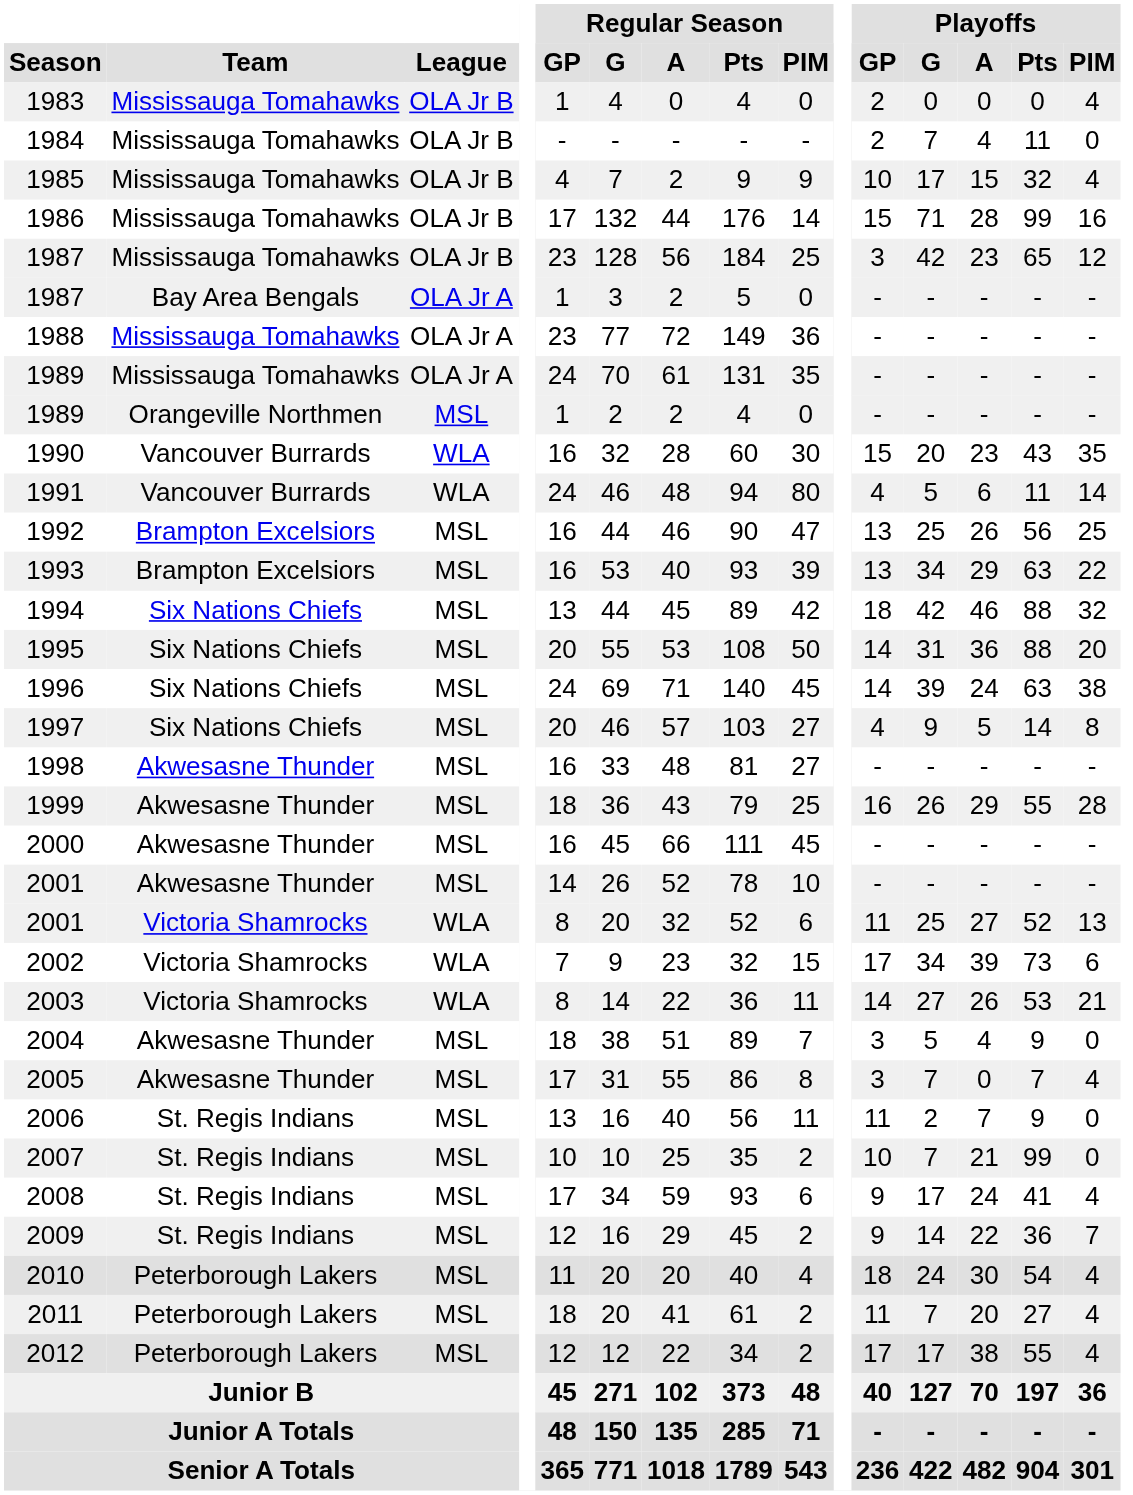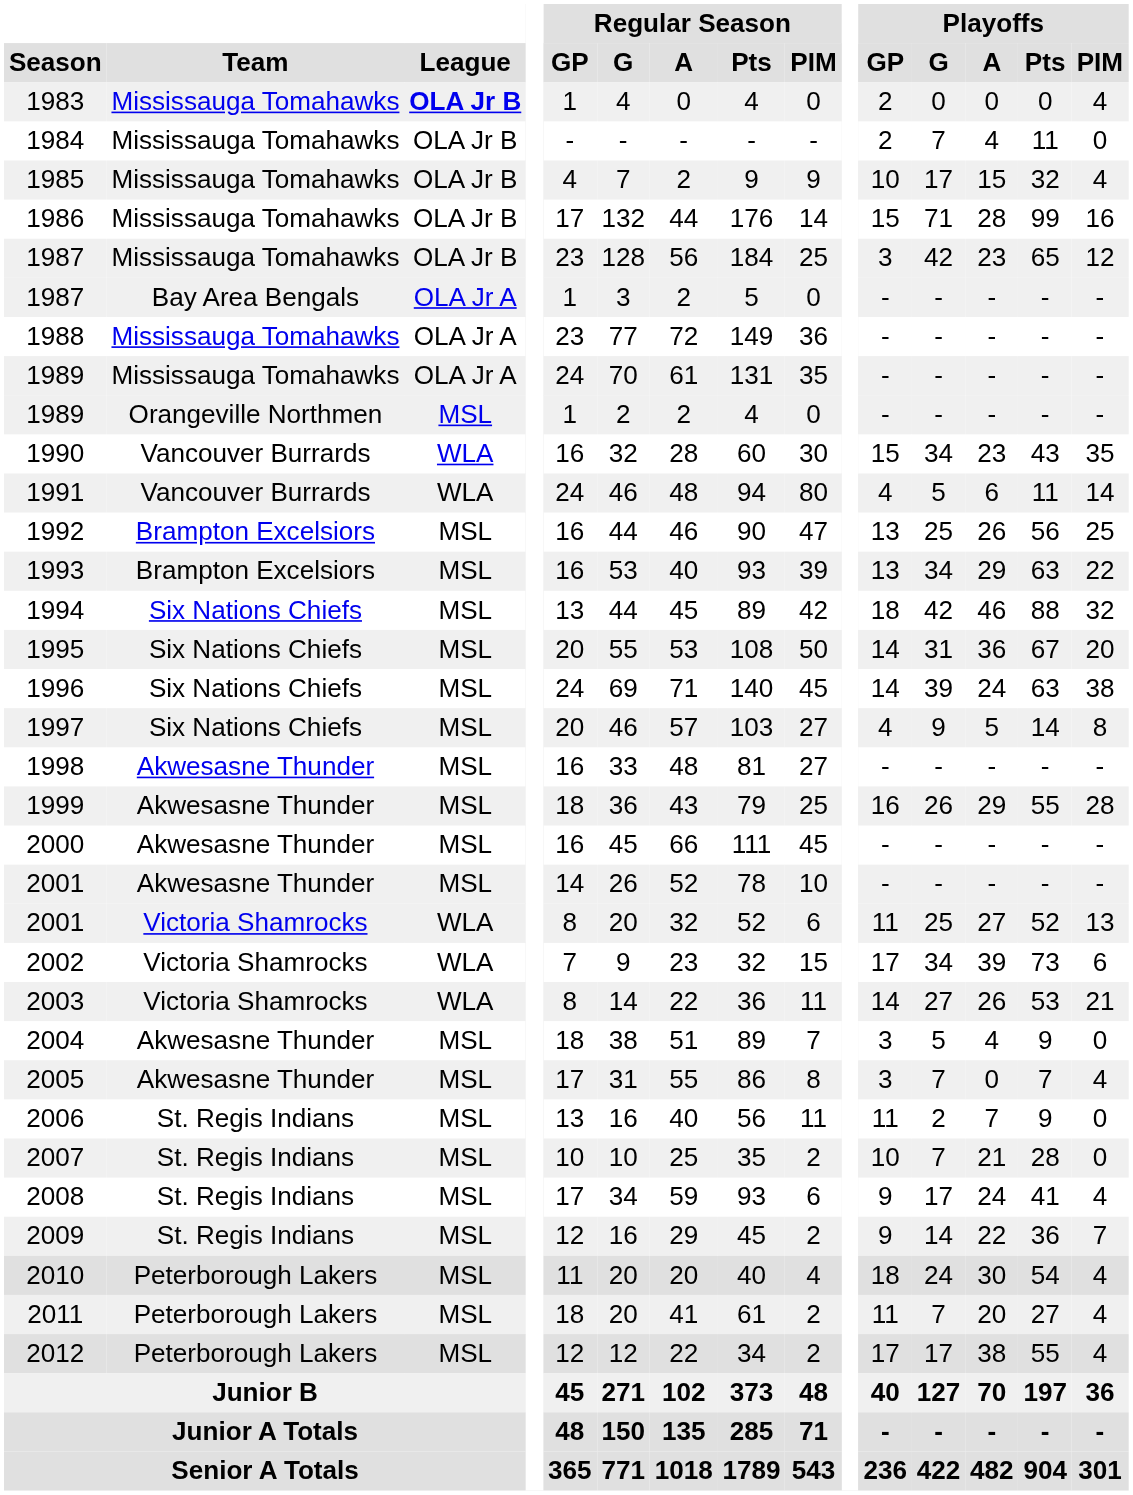(461, 101) normal -> (465, 101) bold
(931, 453) 20 -> (939, 453) 34
(1037, 649) 88 -> (1045, 649) 67
(1037, 1157) 99 -> (1045, 1157) 28
